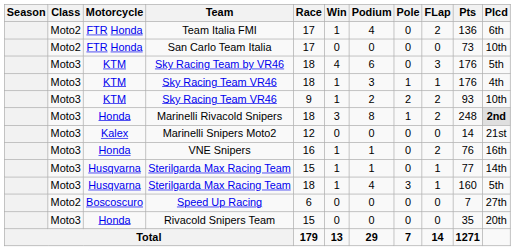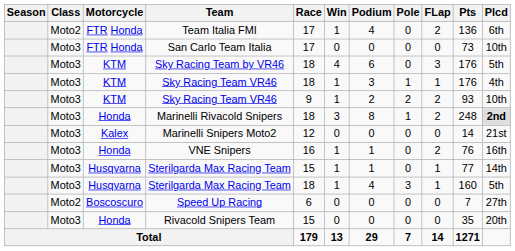(66, 47) Moto2 -> (66, 47) Moto3
